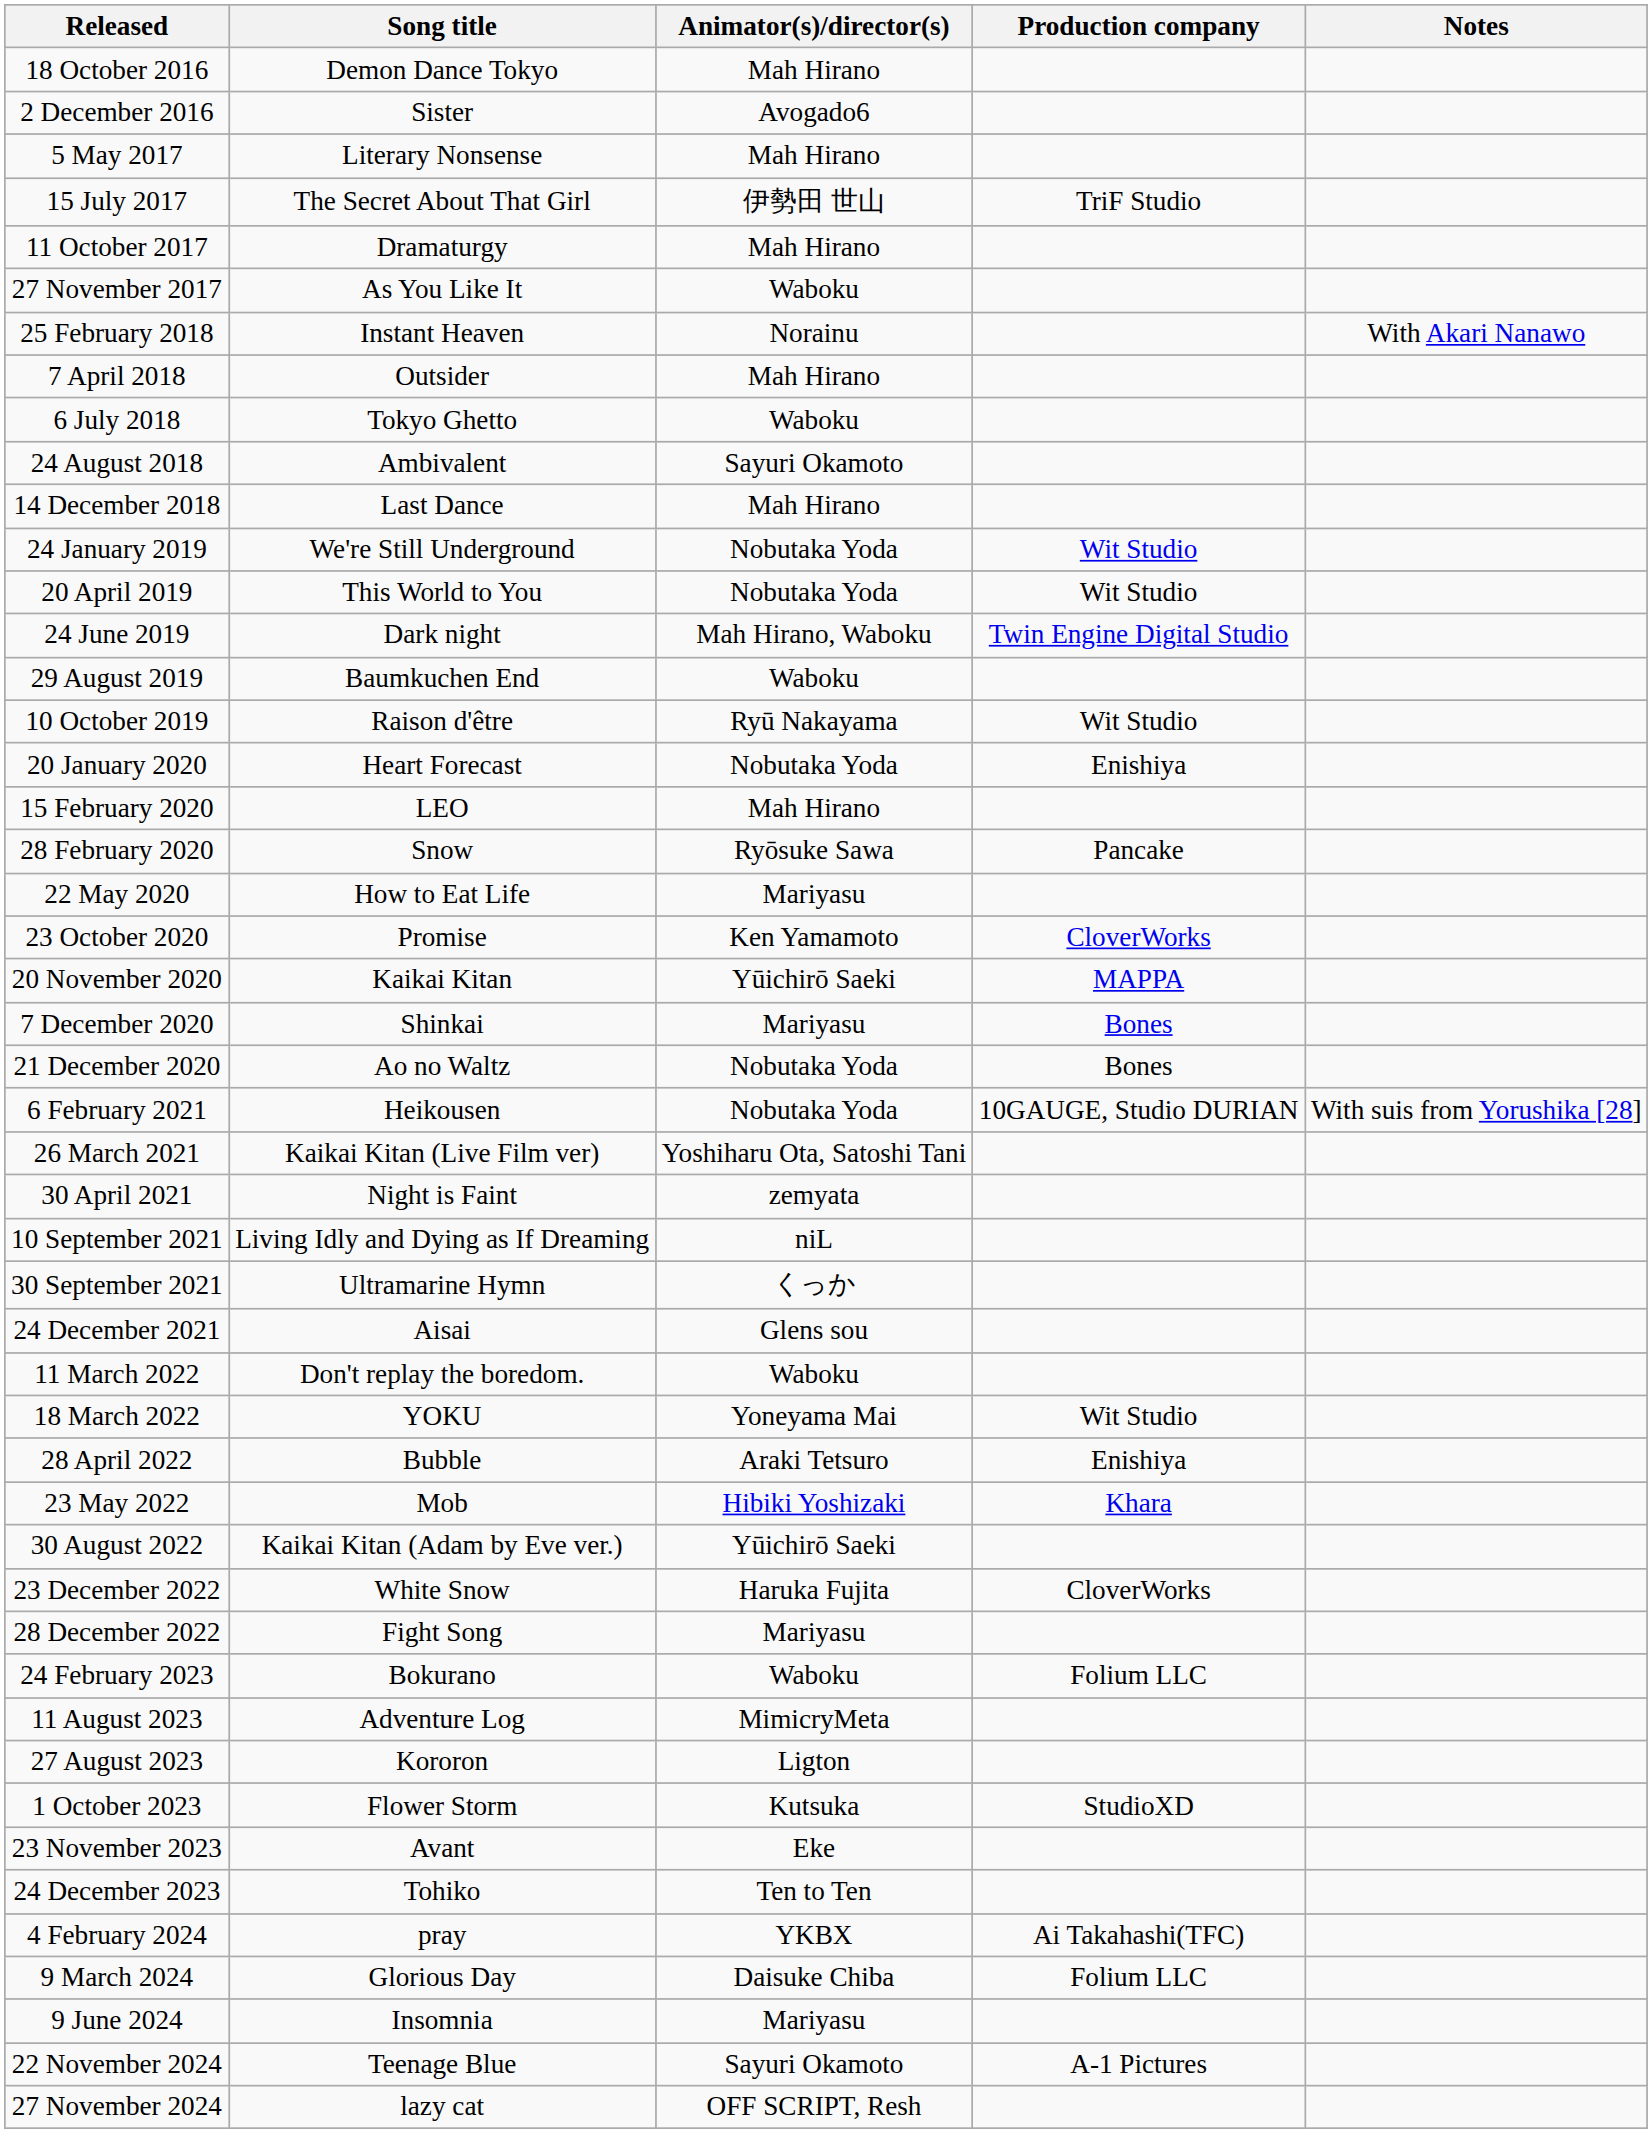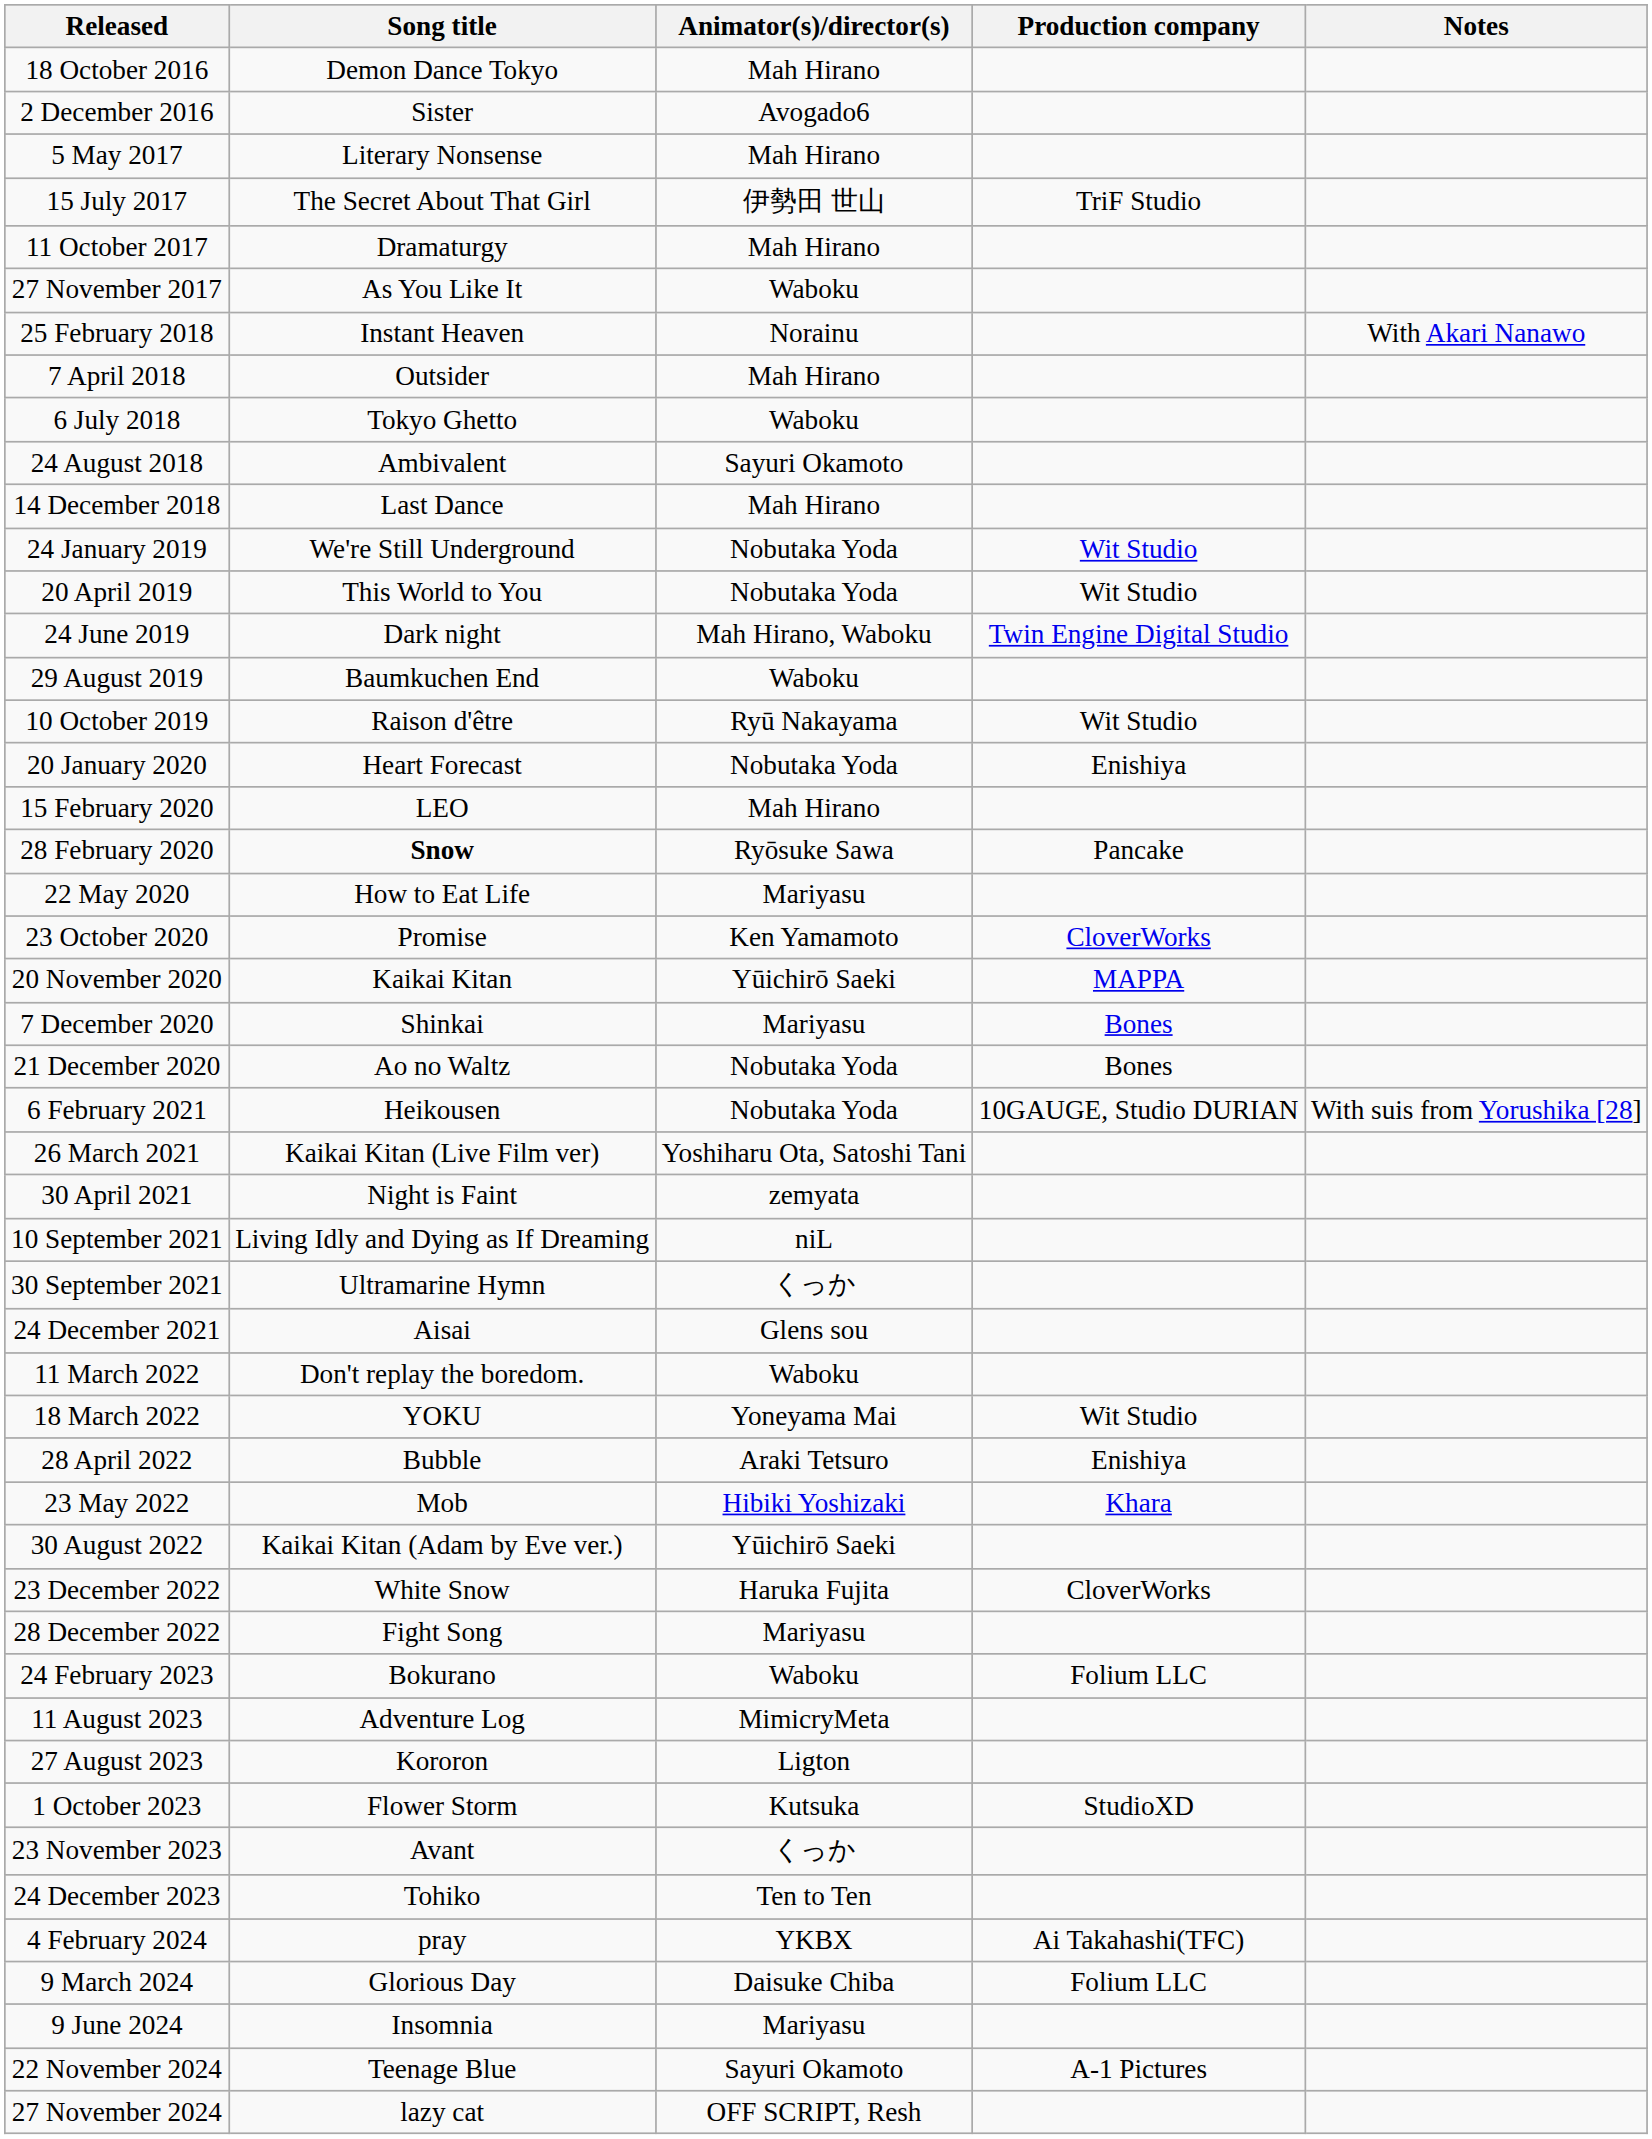(442, 850) normal -> (442, 850) bold
(814, 1848) Eke -> (814, 1849) くっか
